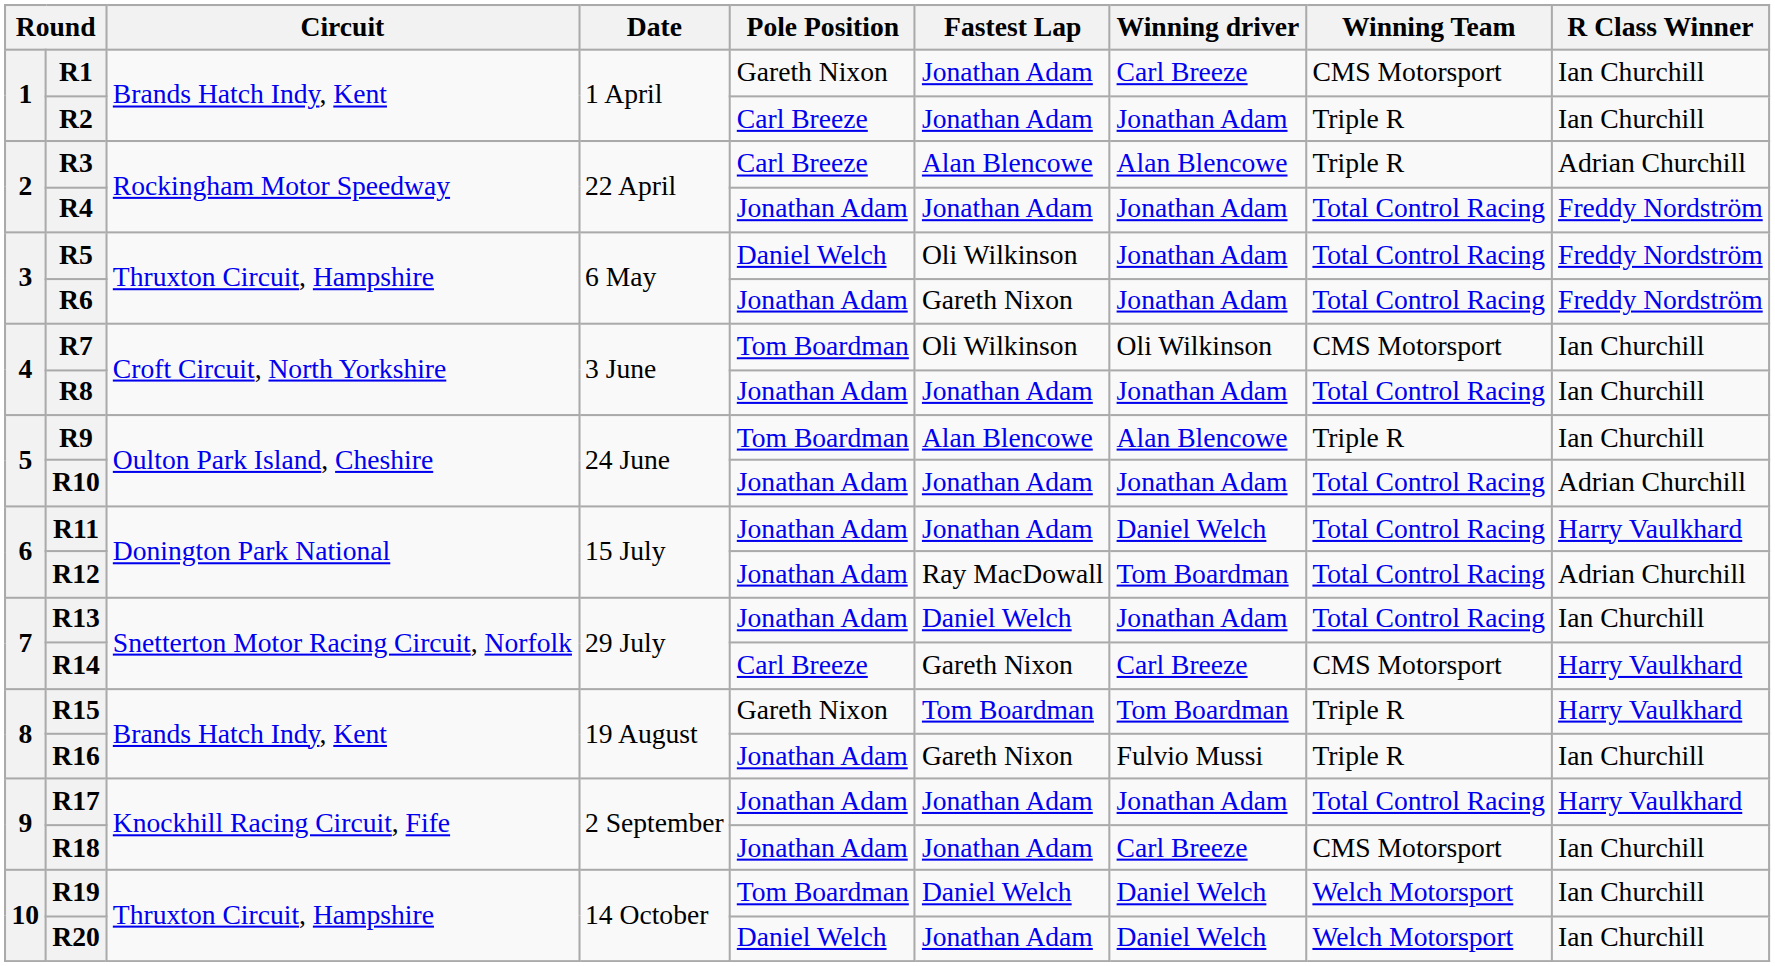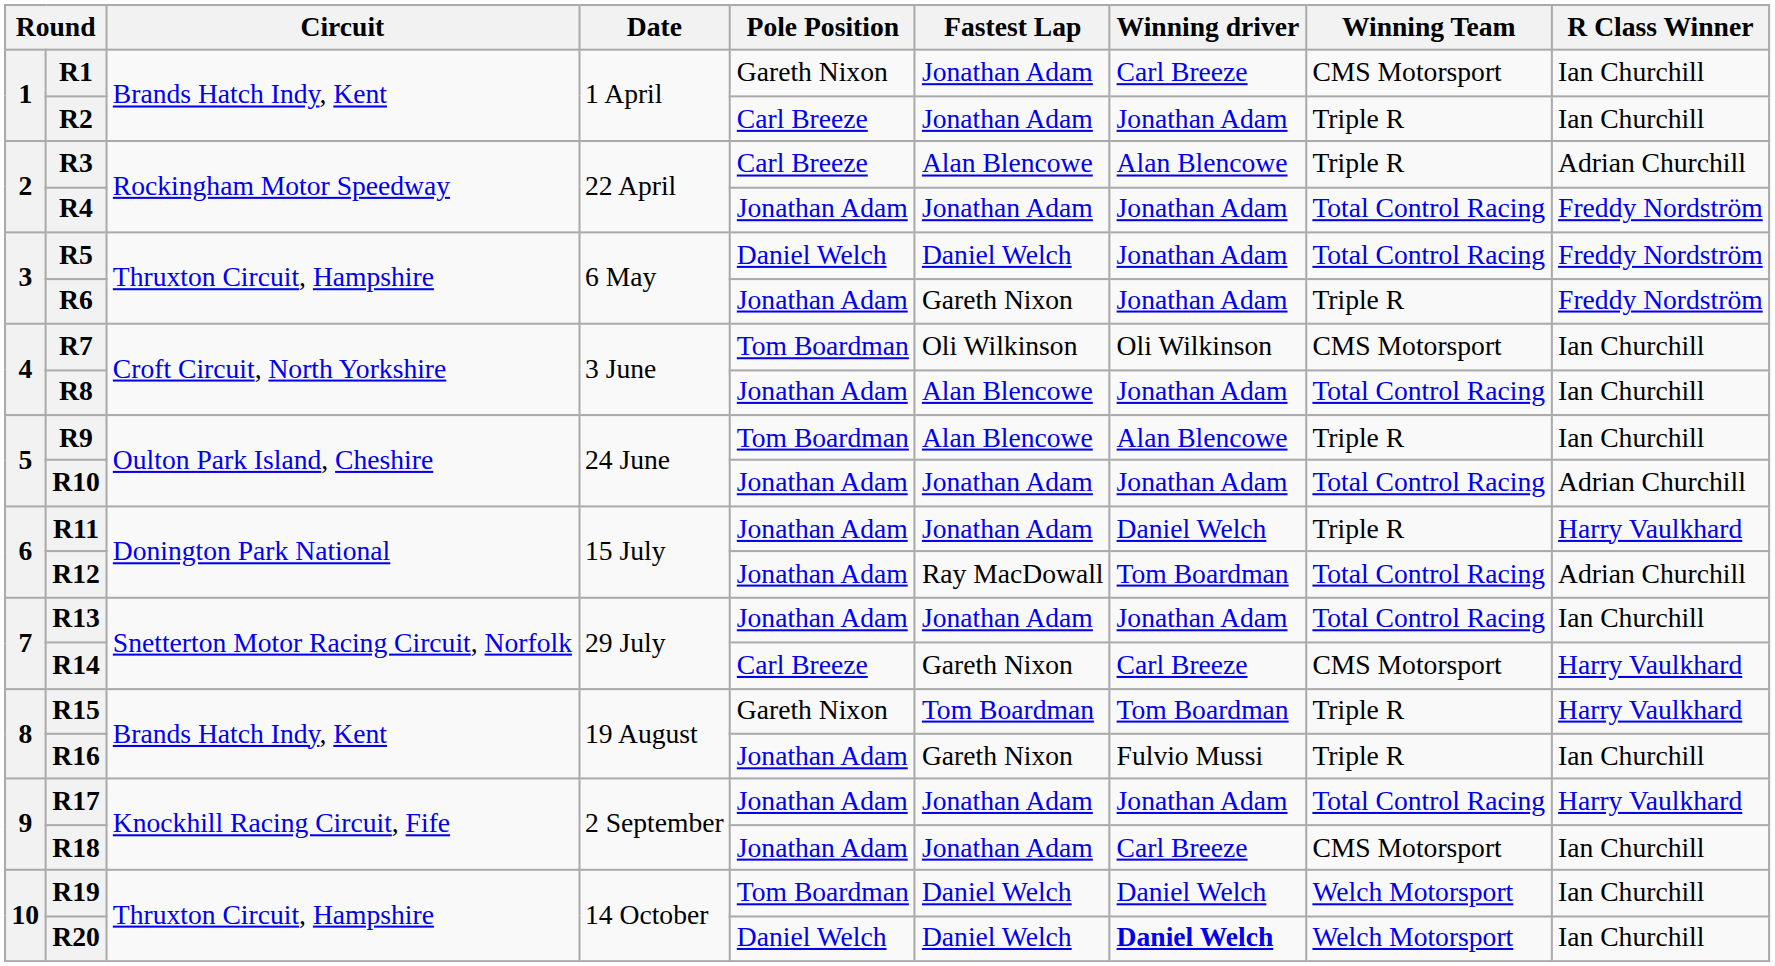(1000, 254) Oli Wilkinson -> (997, 254) Daniel Welch
(1429, 300) Total Control Racing -> (1358, 300) Triple R
(1007, 391) Jonathan Adam -> (1007, 391) Alan Blencowe
(1429, 527) Total Control Racing -> (1358, 527) Triple R
(997, 618) Daniel Welch -> (1007, 618) Jonathan Adam
(1007, 937) Jonathan Adam -> (997, 937) Daniel Welch
(1191, 937) normal -> (1195, 937) bold
